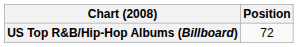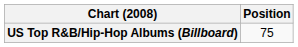(267, 33) 72 -> (267, 33) 75
